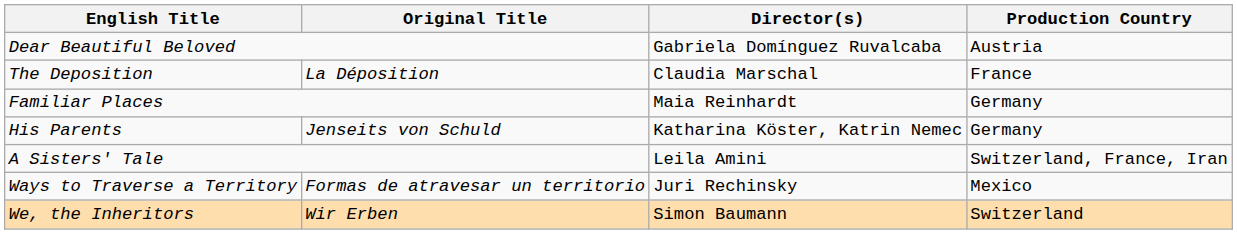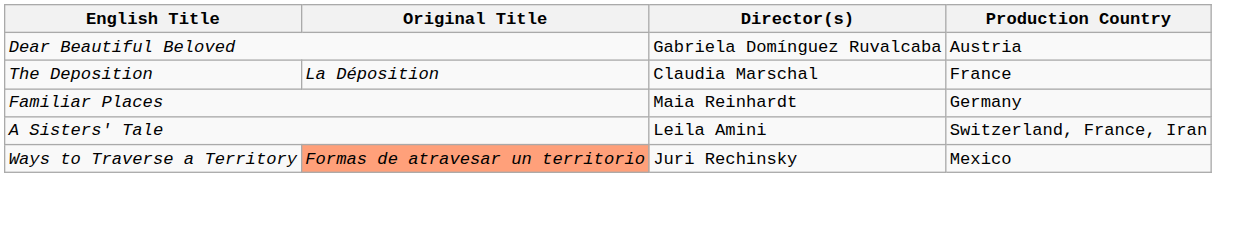- row: (65, 131)
(475, 186) no background -> (475, 158) lightsalmon background
- row: (101, 214)
